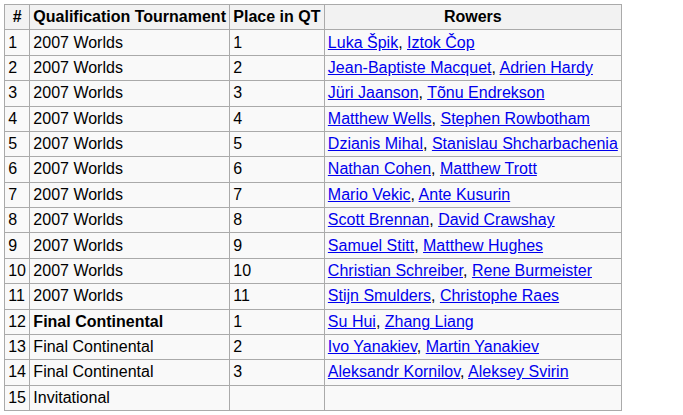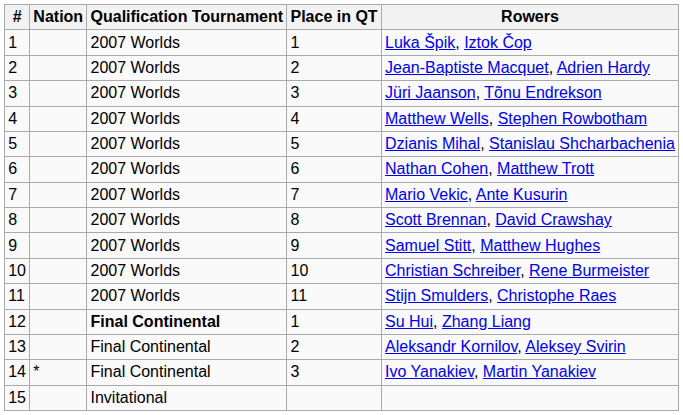+ column: (58, 17)
(433, 347) Ivo Yanakiev, Martin Yanakiev -> (505, 347) Aleksandr Kornilov, Aleksey Svirin
(448, 372) Aleksandr Kornilov, Aleksey Svirin -> (491, 372) Ivo Yanakiev, Martin Yanakiev
